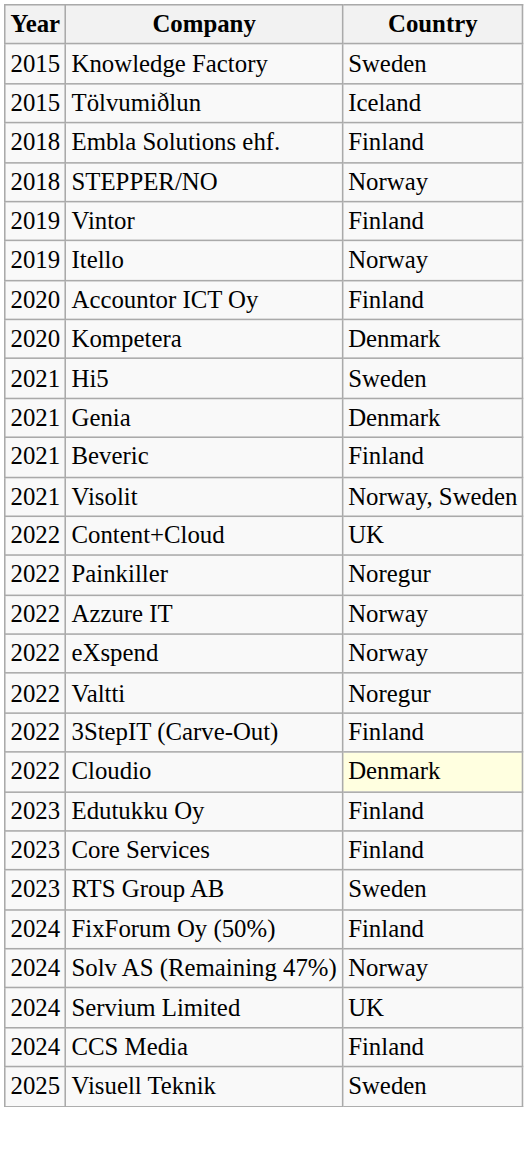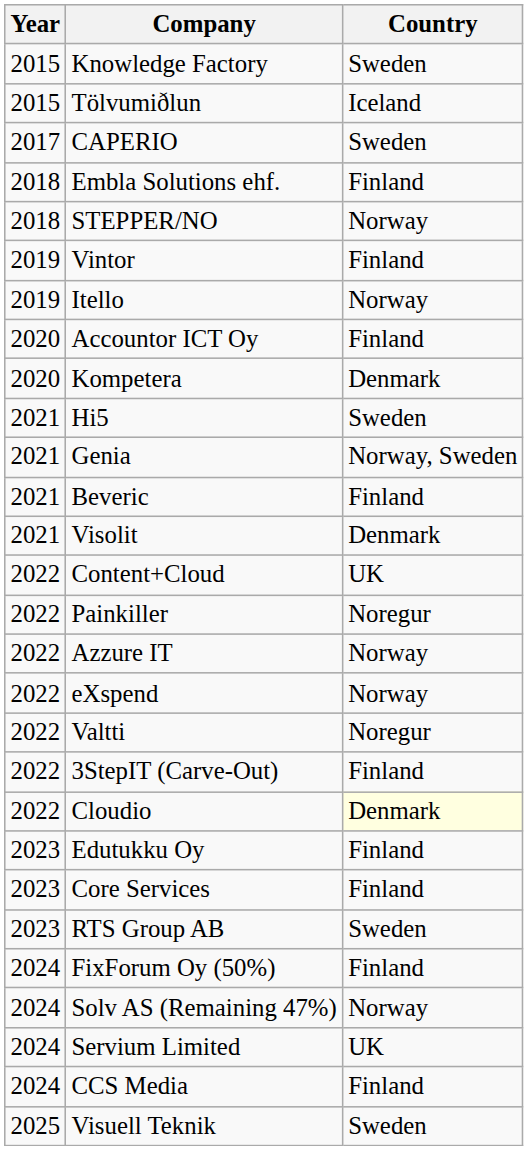+ row: (125, 142)
(394, 417) Denmark -> (433, 456) Norway, Sweden
(433, 496) Norway, Sweden -> (394, 535) Denmark
